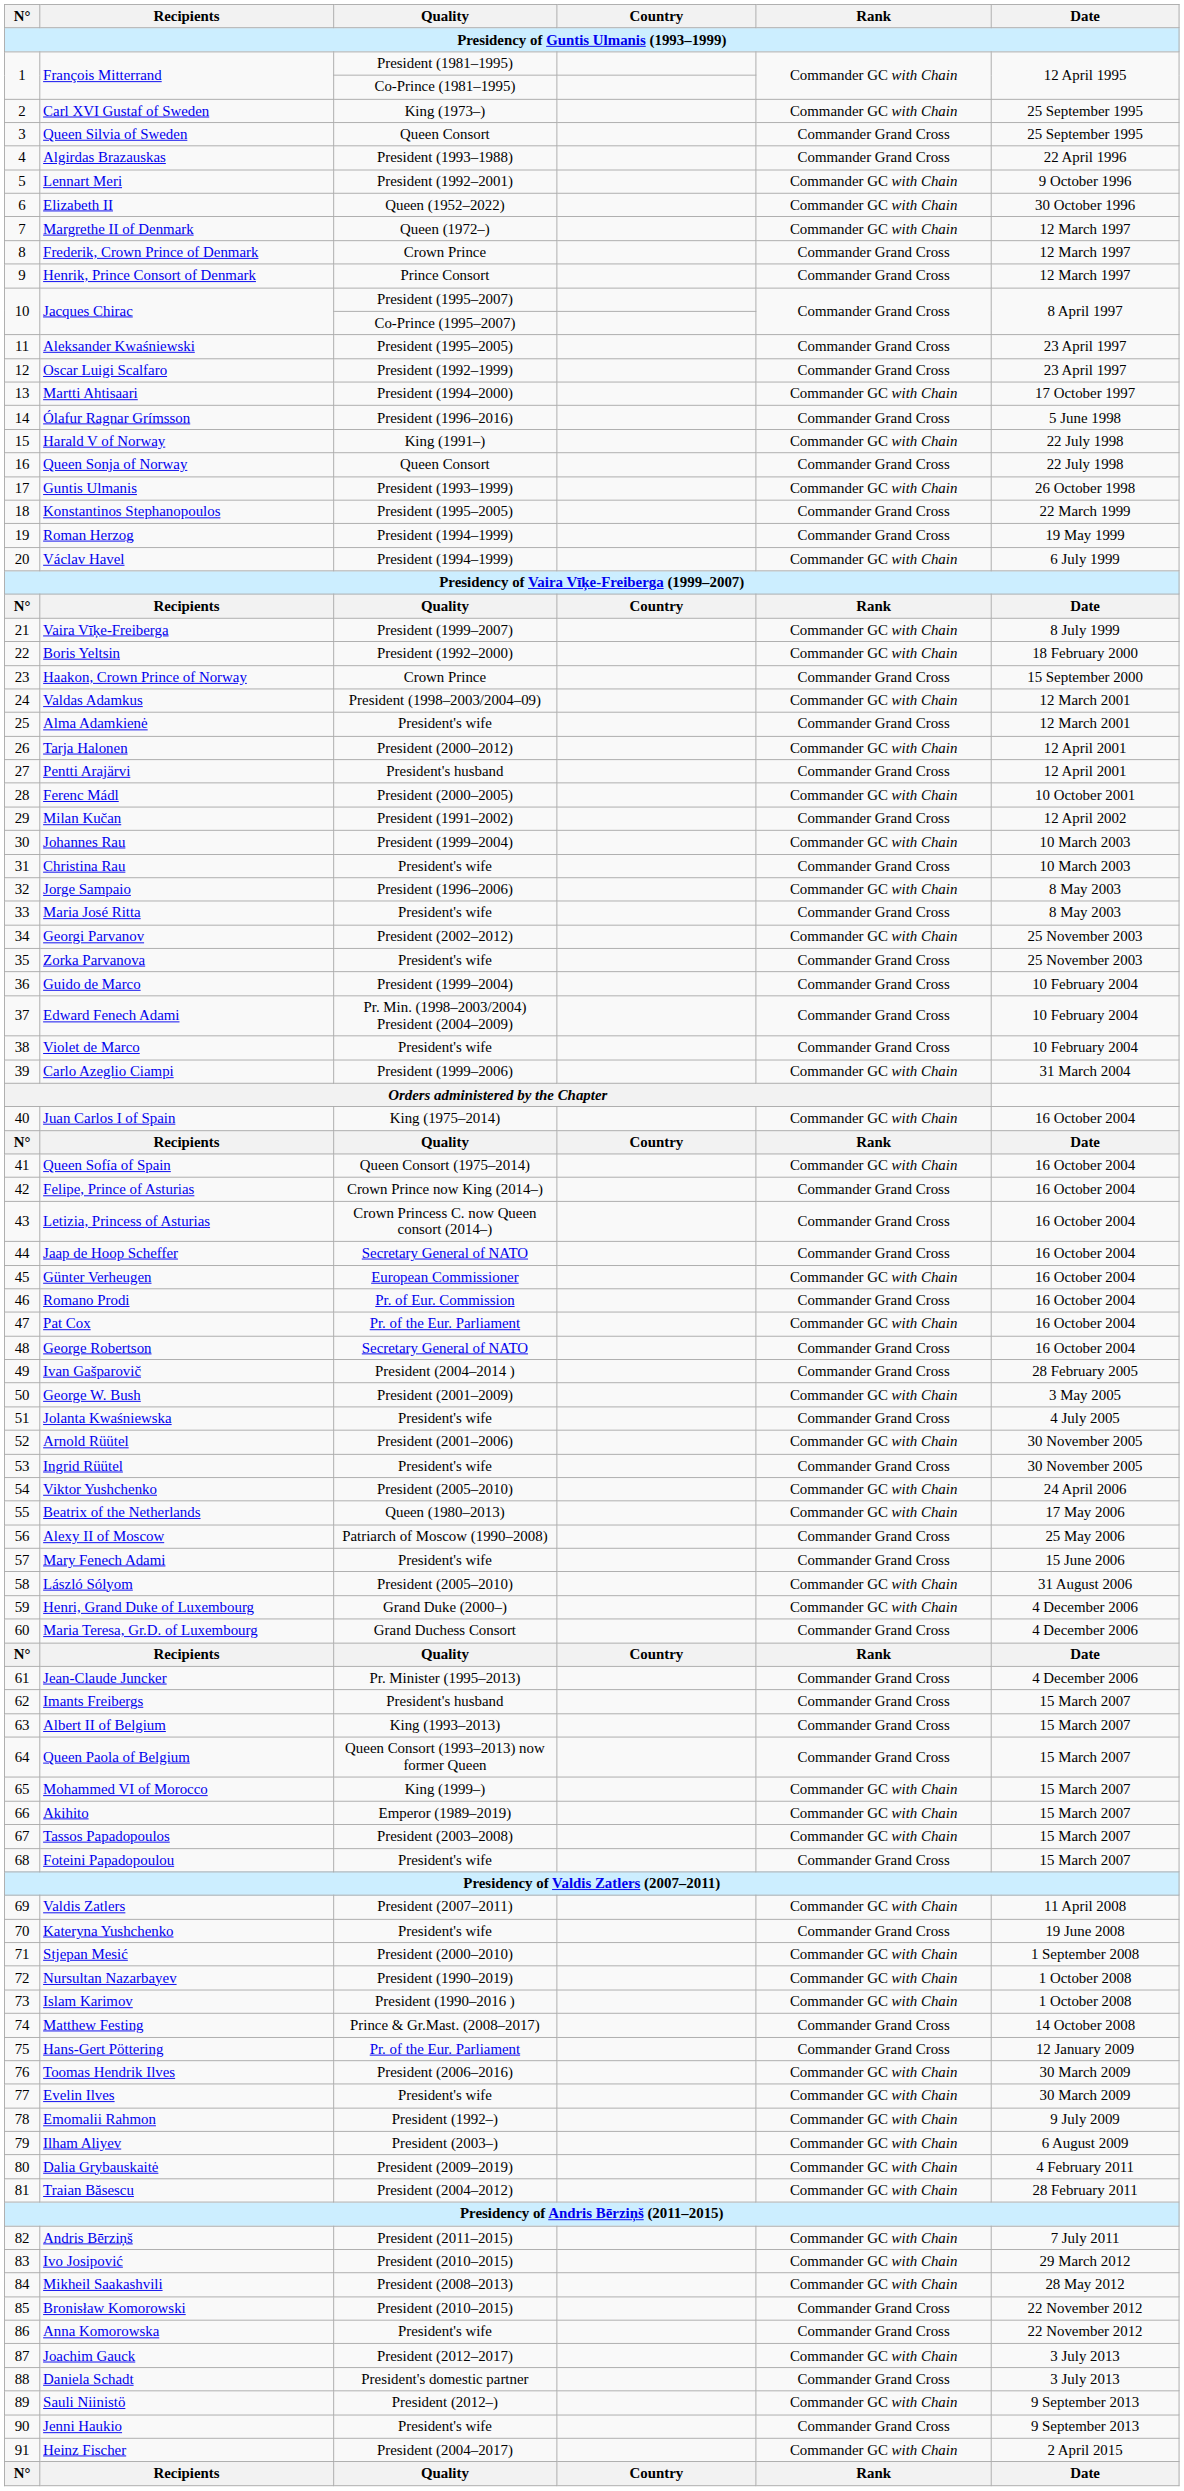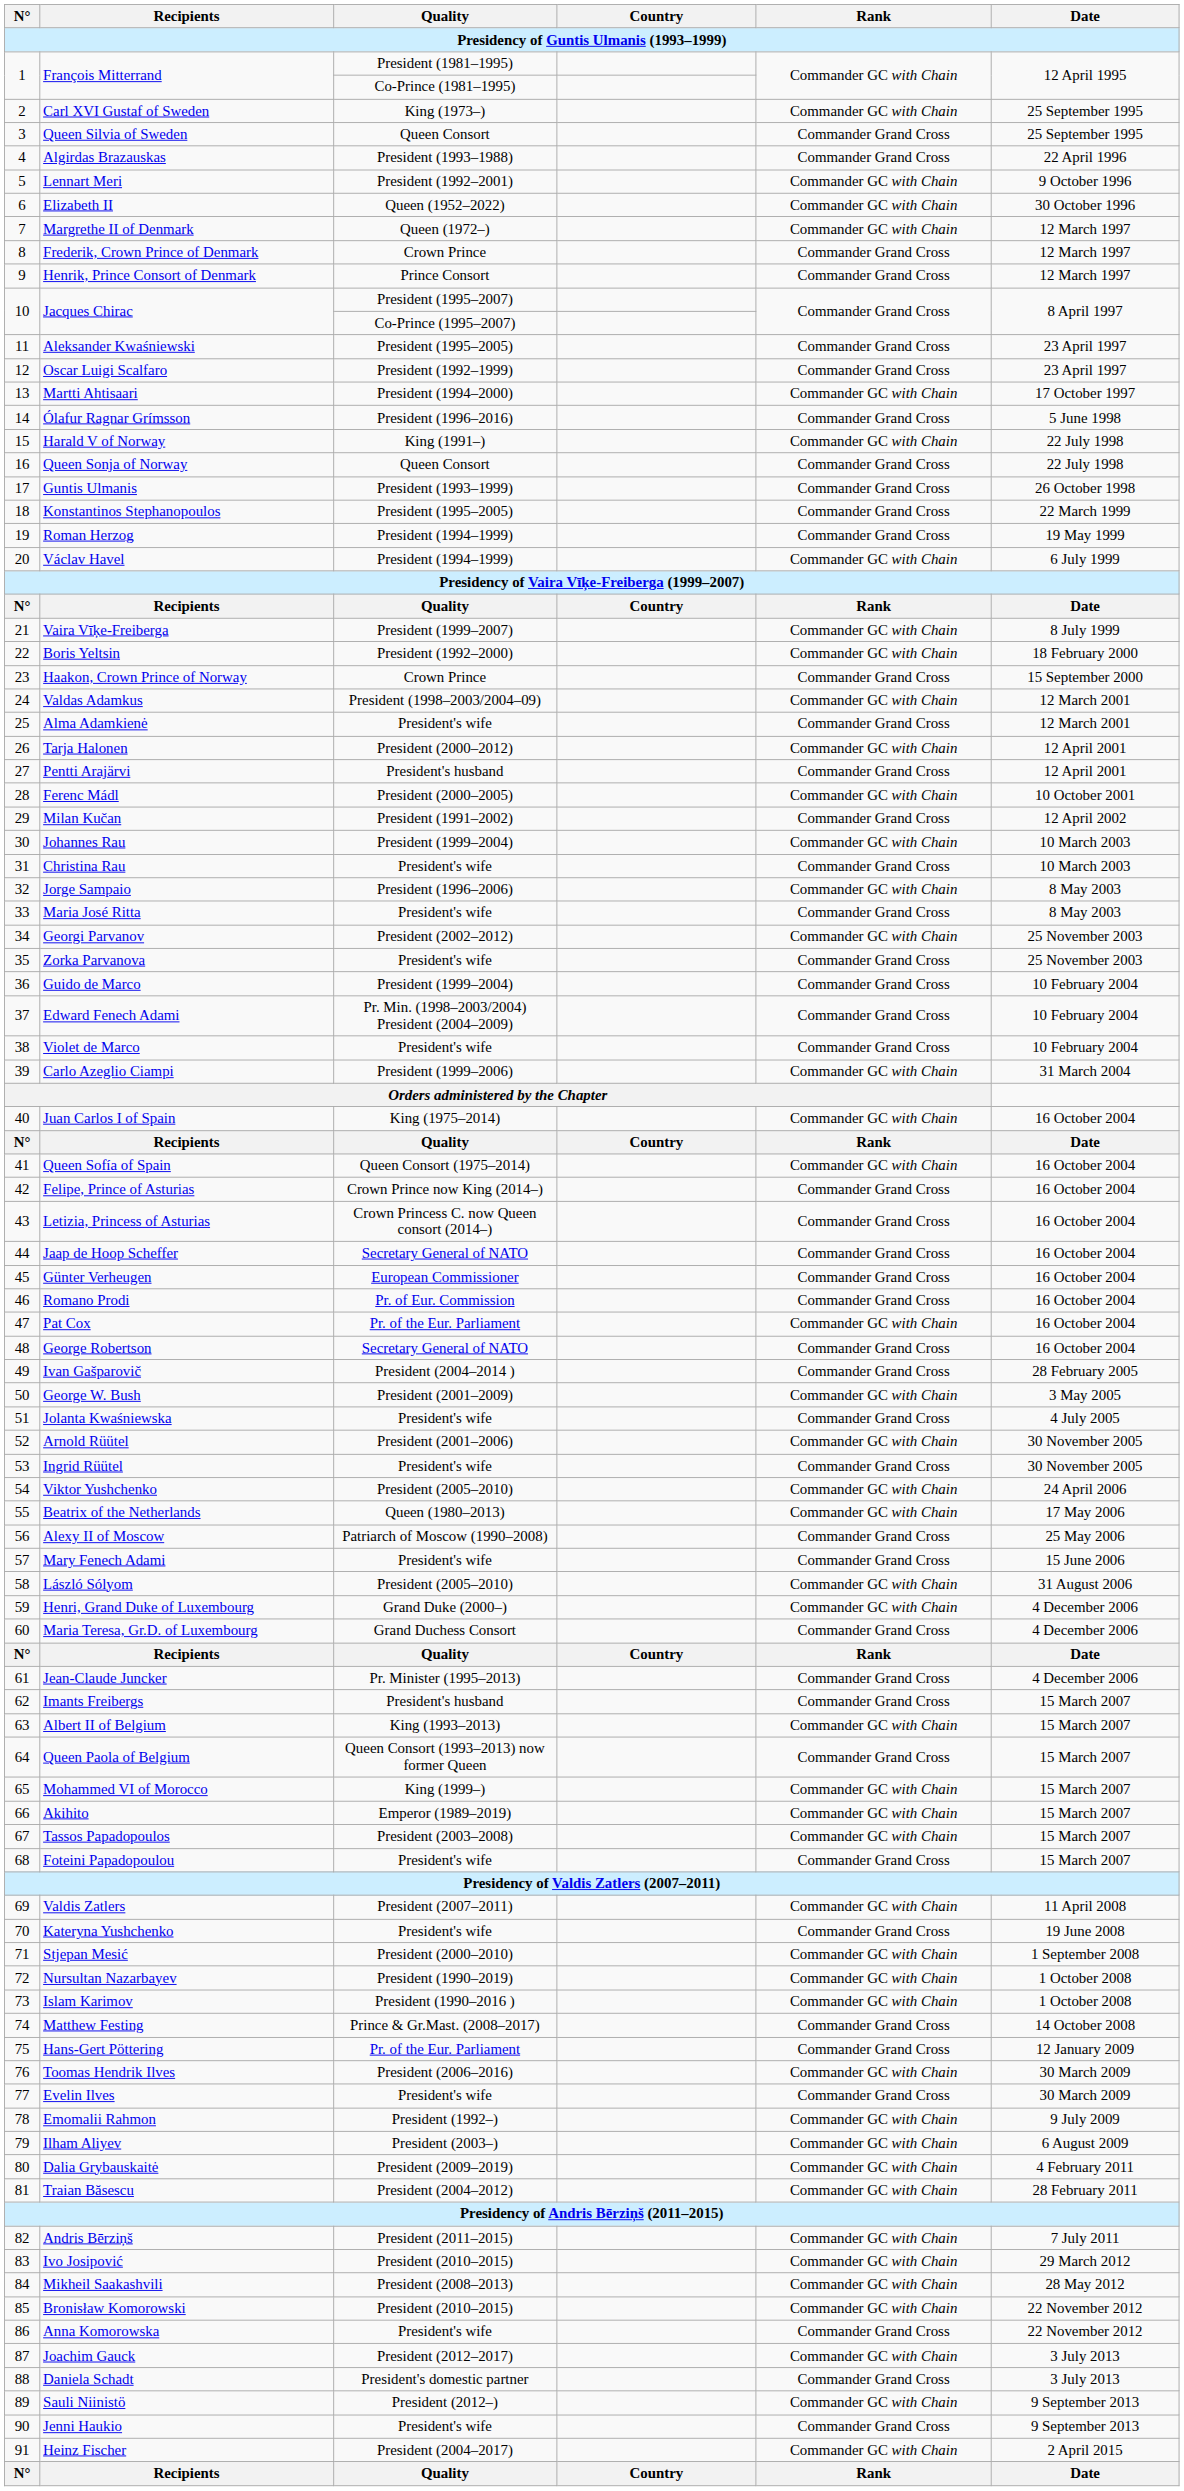(874, 488) Commander GC with Chain -> (874, 488) Commander Grand Cross
(874, 1276) Commander GC with Chain -> (874, 1276) Commander Grand Cross
(874, 1725) Commander Grand Cross -> (874, 1725) Commander GC with Chain
(874, 2096) Commander GC with Chain -> (874, 2096) Commander Grand Cross
(874, 2308) Commander Grand Cross -> (874, 2308) Commander GC with Chain
